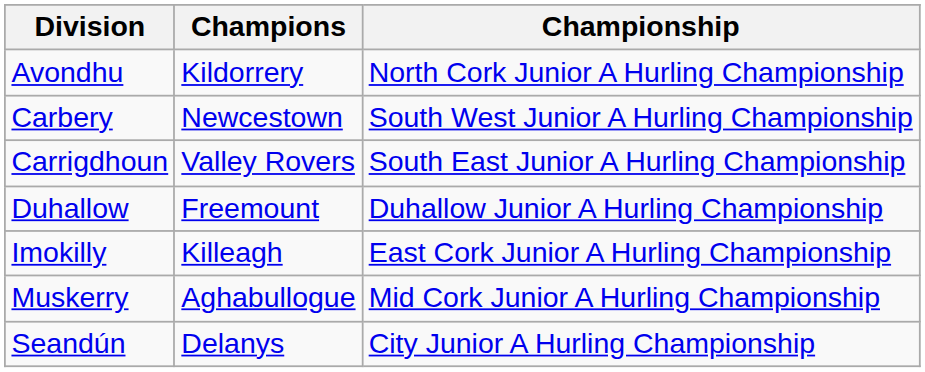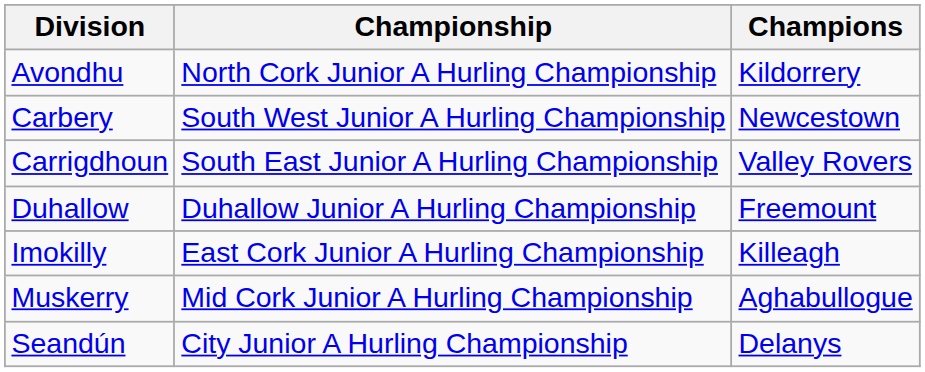columns swapped: (641, 27) <-> (268, 27)
